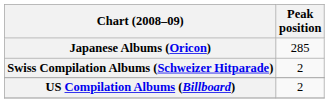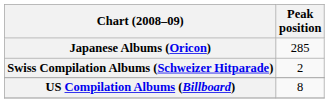(300, 87) 2 -> (300, 87) 8
